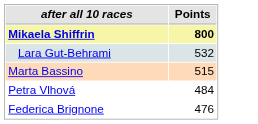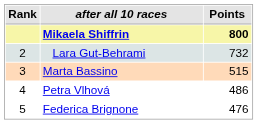+ column: (23, 15)
(204, 53) 532 -> (239, 53) 732
(204, 90) 484 -> (239, 90) 486
